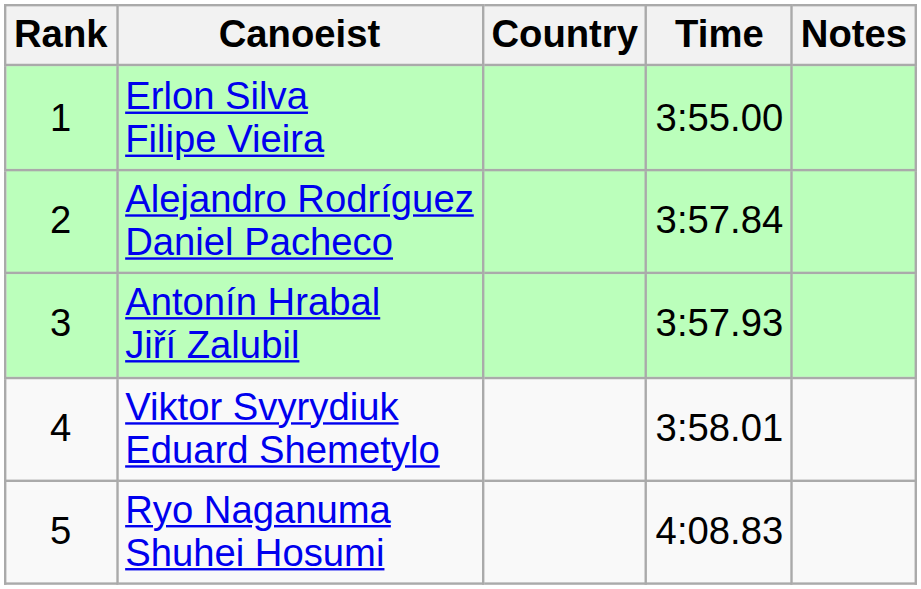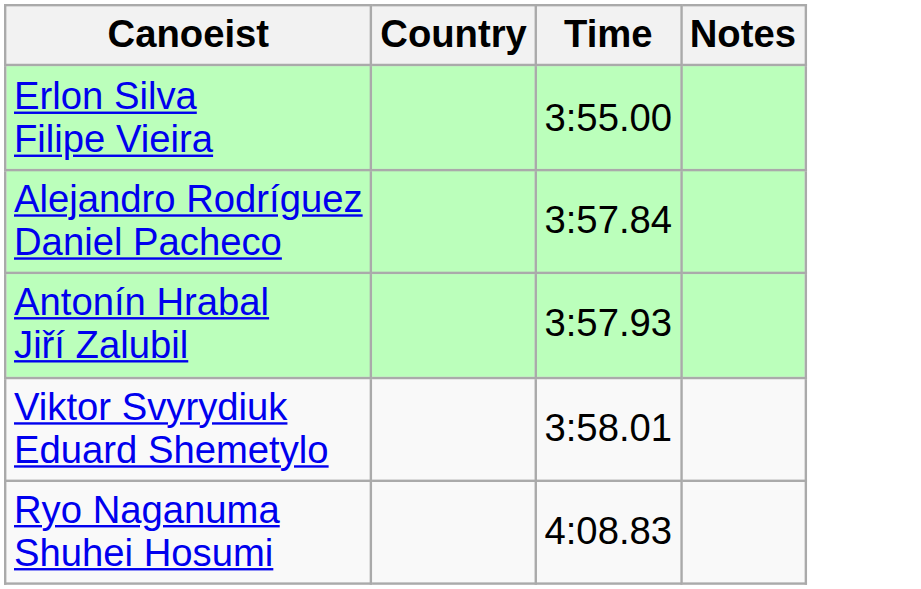- column: (61, 34)
